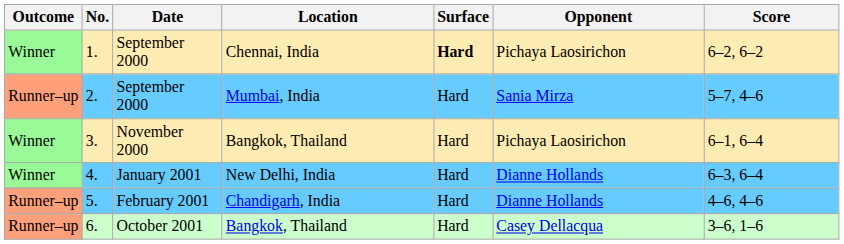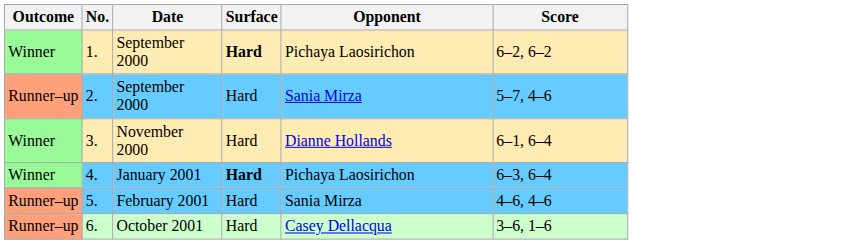- column: (328, 16)
(561, 139) Pichaya Laosirichon -> (338, 139) Dianne Hollands
(453, 174) normal -> (244, 174) bold
(550, 174) Dianne Hollands -> (350, 174) Pichaya Laosirichon
(550, 200) Dianne Hollands -> (323, 200) Sania Mirza
